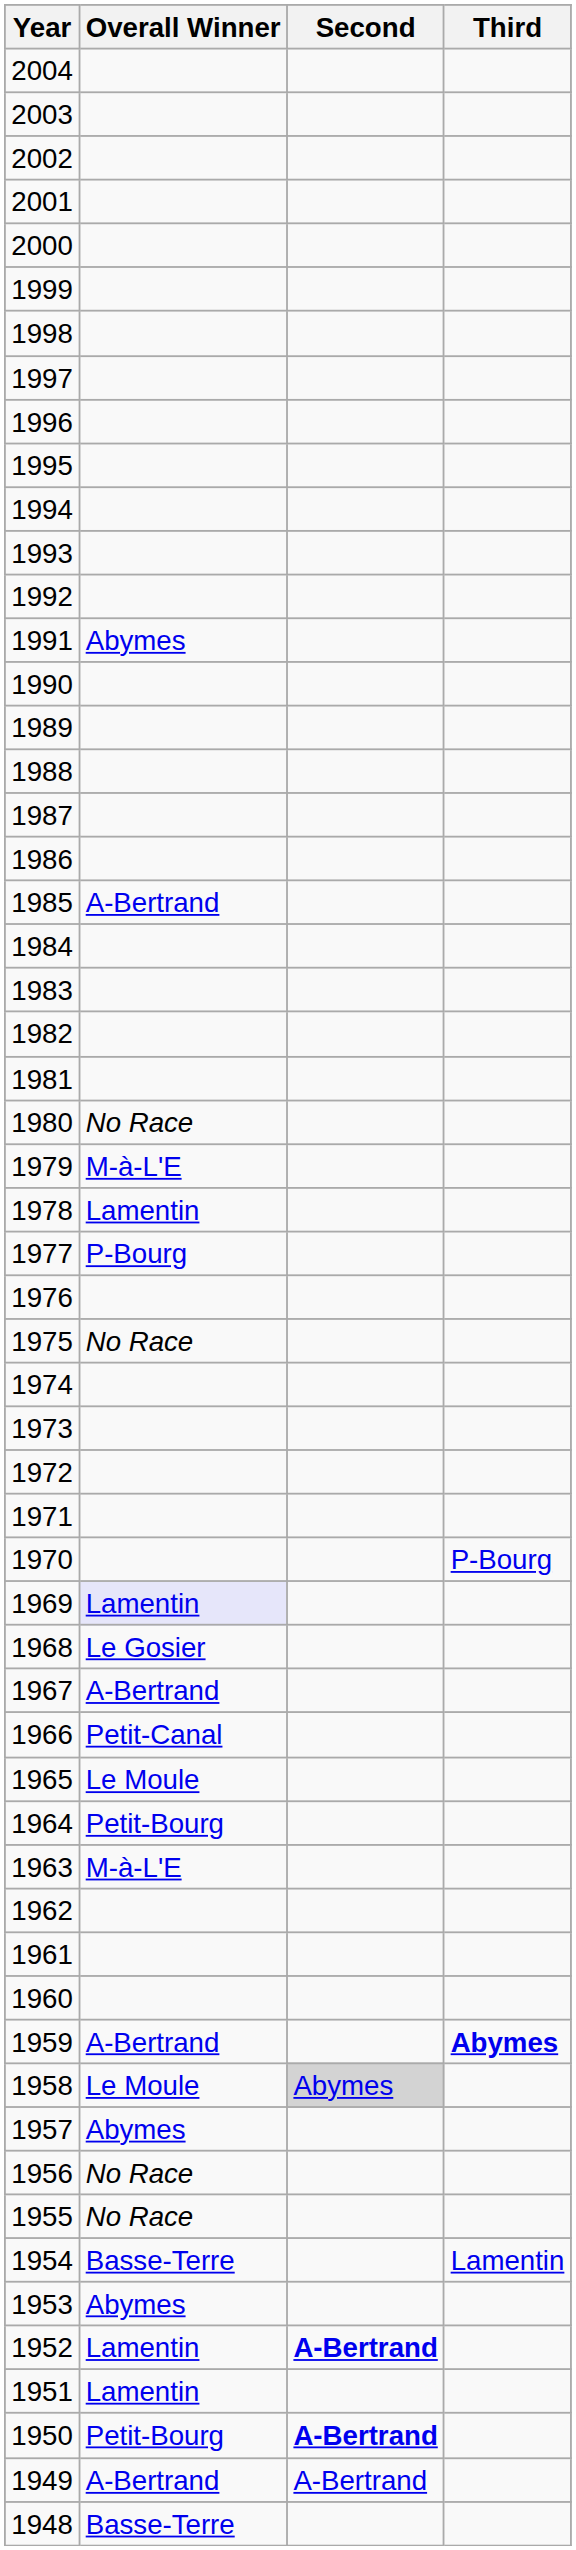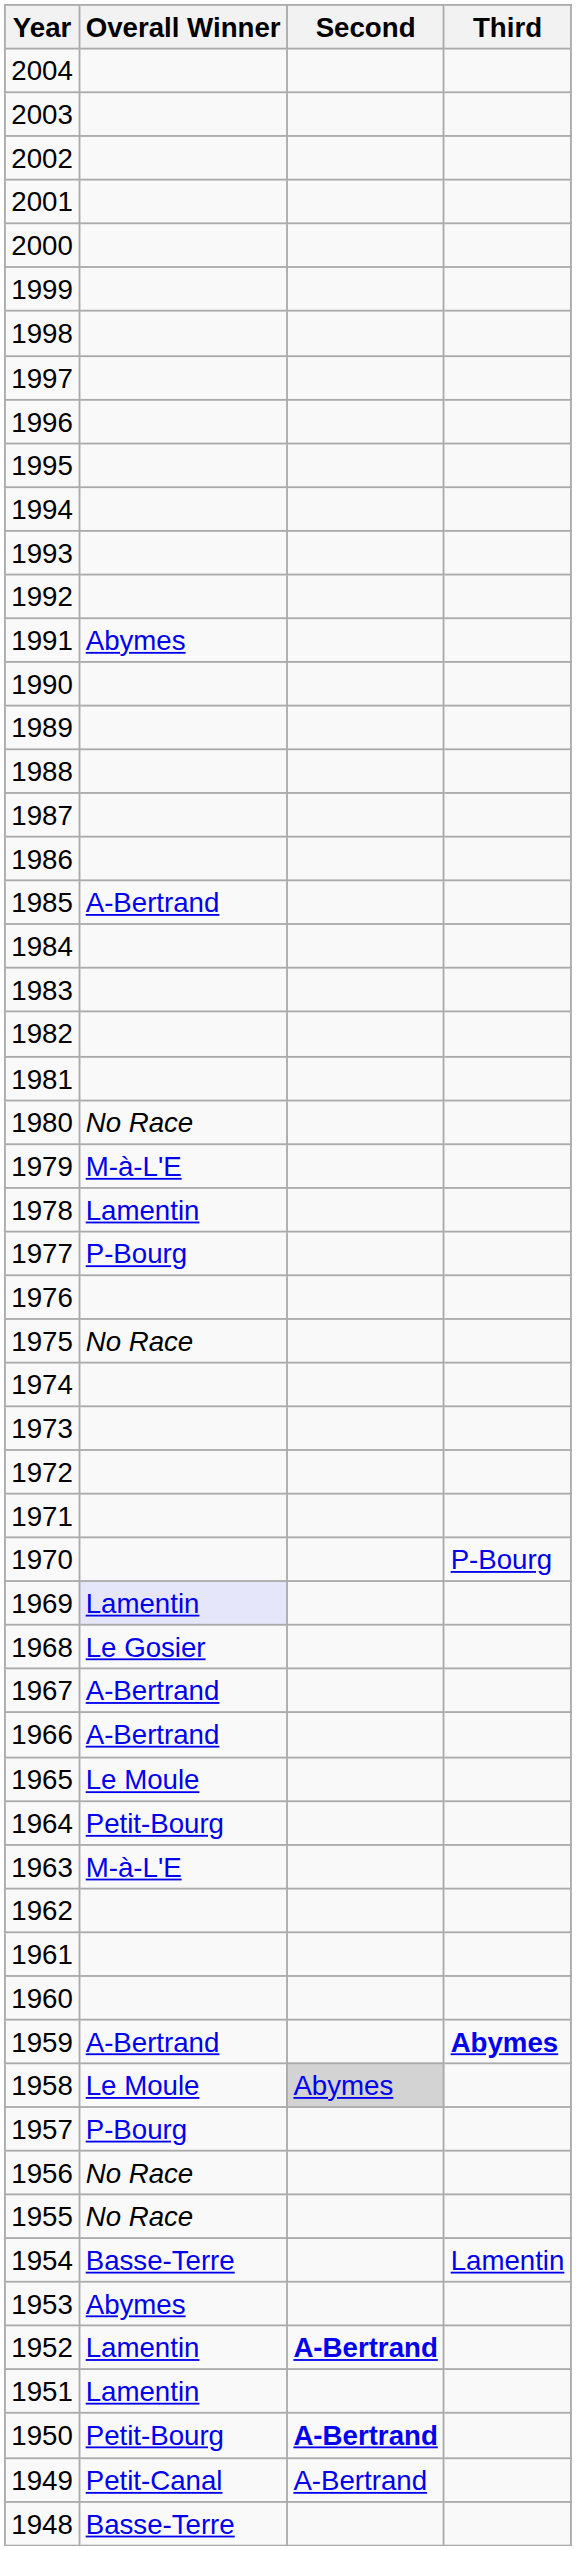(154, 1735) Petit-Canal -> (153, 1735) A-Bertrand
(136, 2129) Abymes -> (136, 2129) P-Bourg
(153, 2479) A-Bertrand -> (154, 2479) Petit-Canal
